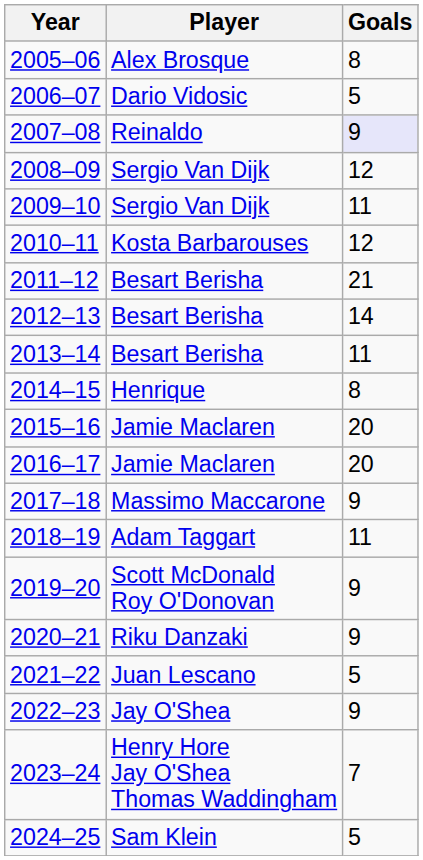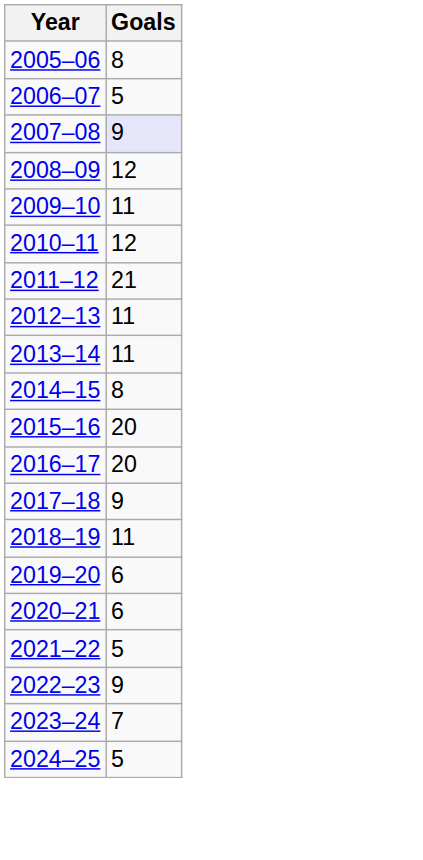- column: (224, 22)
(361, 317) 14 -> (123, 317) 11
(354, 587) 9 -> (118, 574) 6
(354, 637) 9 -> (118, 611) 6
